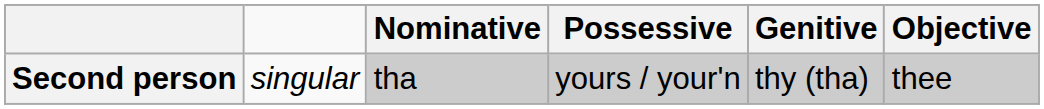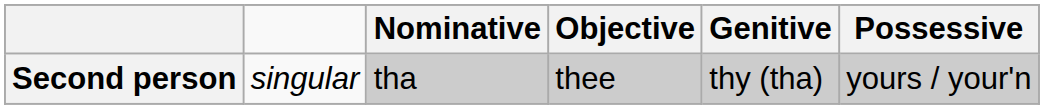columns swapped: (962, 29) <-> (648, 29)
